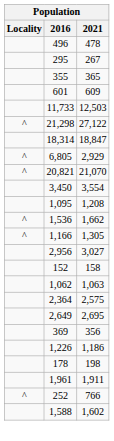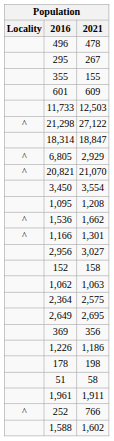(93, 76) 365 -> (93, 76) 155
(93, 236) 1,305 -> (93, 236) 1,301
+ row: (60, 380)
